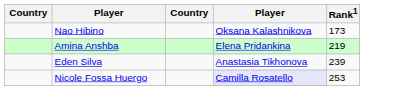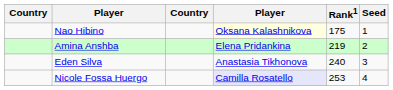+ column: (374, 13)
(264, 30) no background -> (264, 30) lightyellow background
(337, 30) 173 -> (337, 30) 175
(337, 62) 239 -> (337, 62) 240
